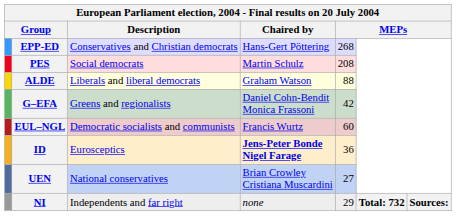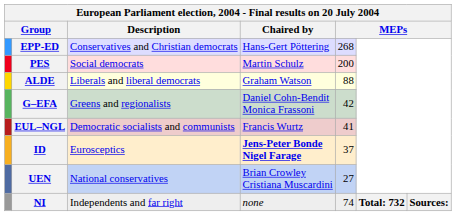(346, 64) 208 -> (346, 64) 200
(348, 127) 60 -> (348, 127) 41
(348, 150) 36 -> (348, 150) 37
(348, 202) 29 -> (348, 202) 74
